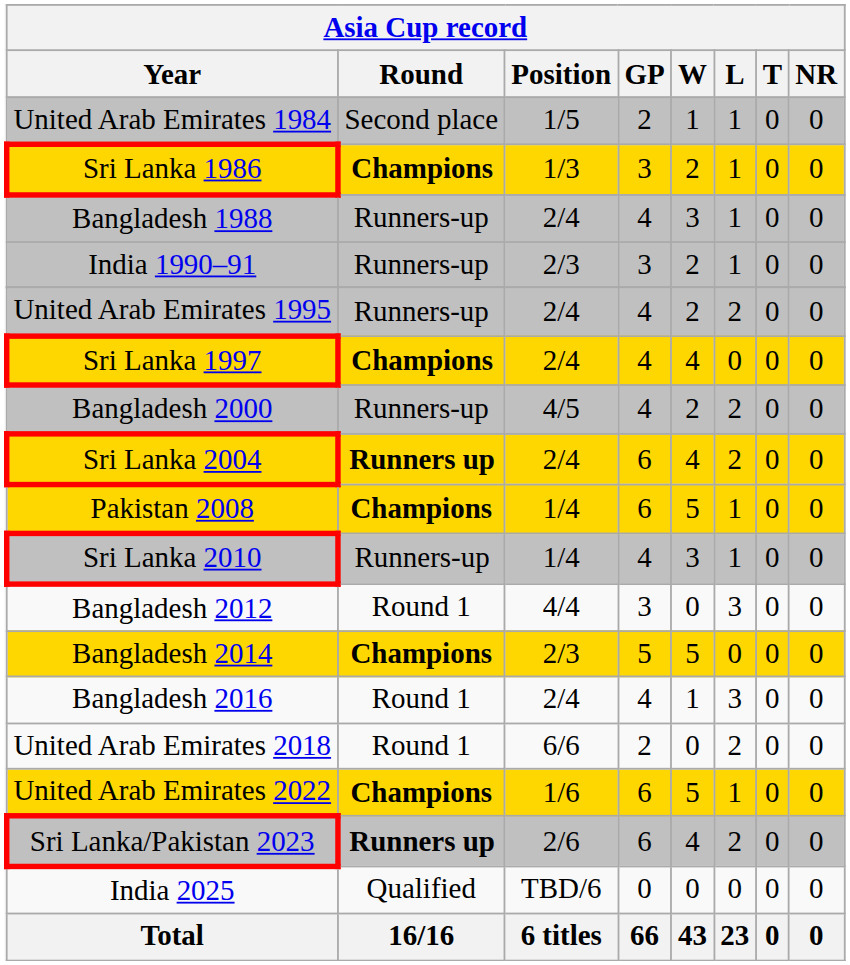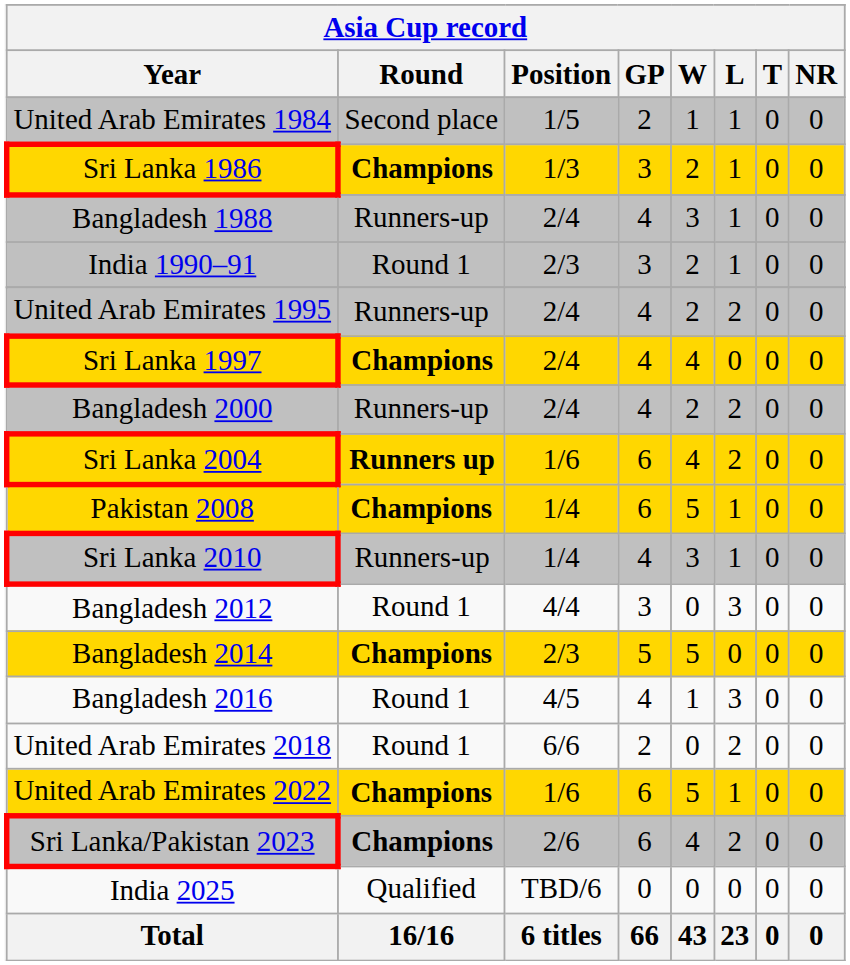(421, 264) Runners-up -> (421, 264) Round 1
(561, 409) 4/5 -> (561, 409) 2/4
(561, 458) 2/4 -> (561, 458) 1/6
(561, 699) 2/4 -> (561, 699) 4/5
(422, 840) Runners up -> (422, 840) Champions
